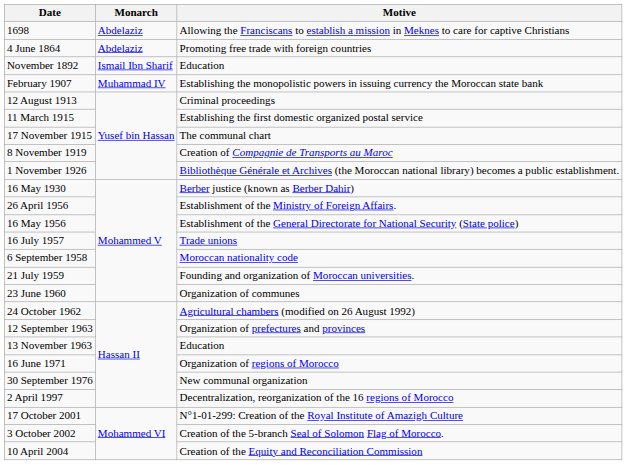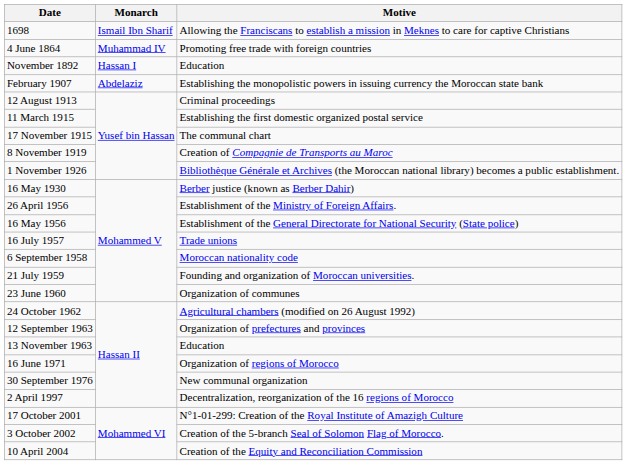(120, 30) Abdelaziz -> (135, 30) Ismail Ibn Sharif
(120, 48) Abdelaziz -> (132, 48) Muhammad IV
(135, 65) Ismail Ibn Sharif -> (117, 65) Hassan I
(132, 83) Muhammad IV -> (120, 83) Abdelaziz
